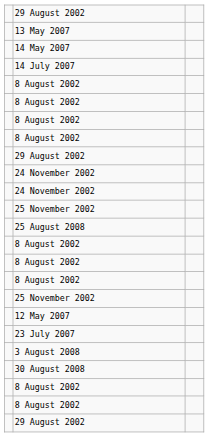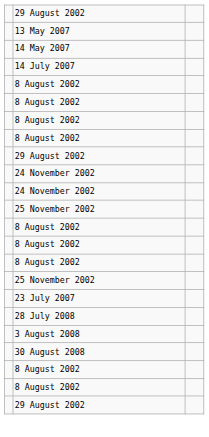- row: (8, 227)
- row: (8, 316)
+ row: (8, 316)
